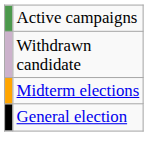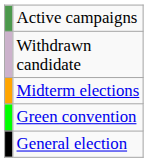+ row: (76, 117)
